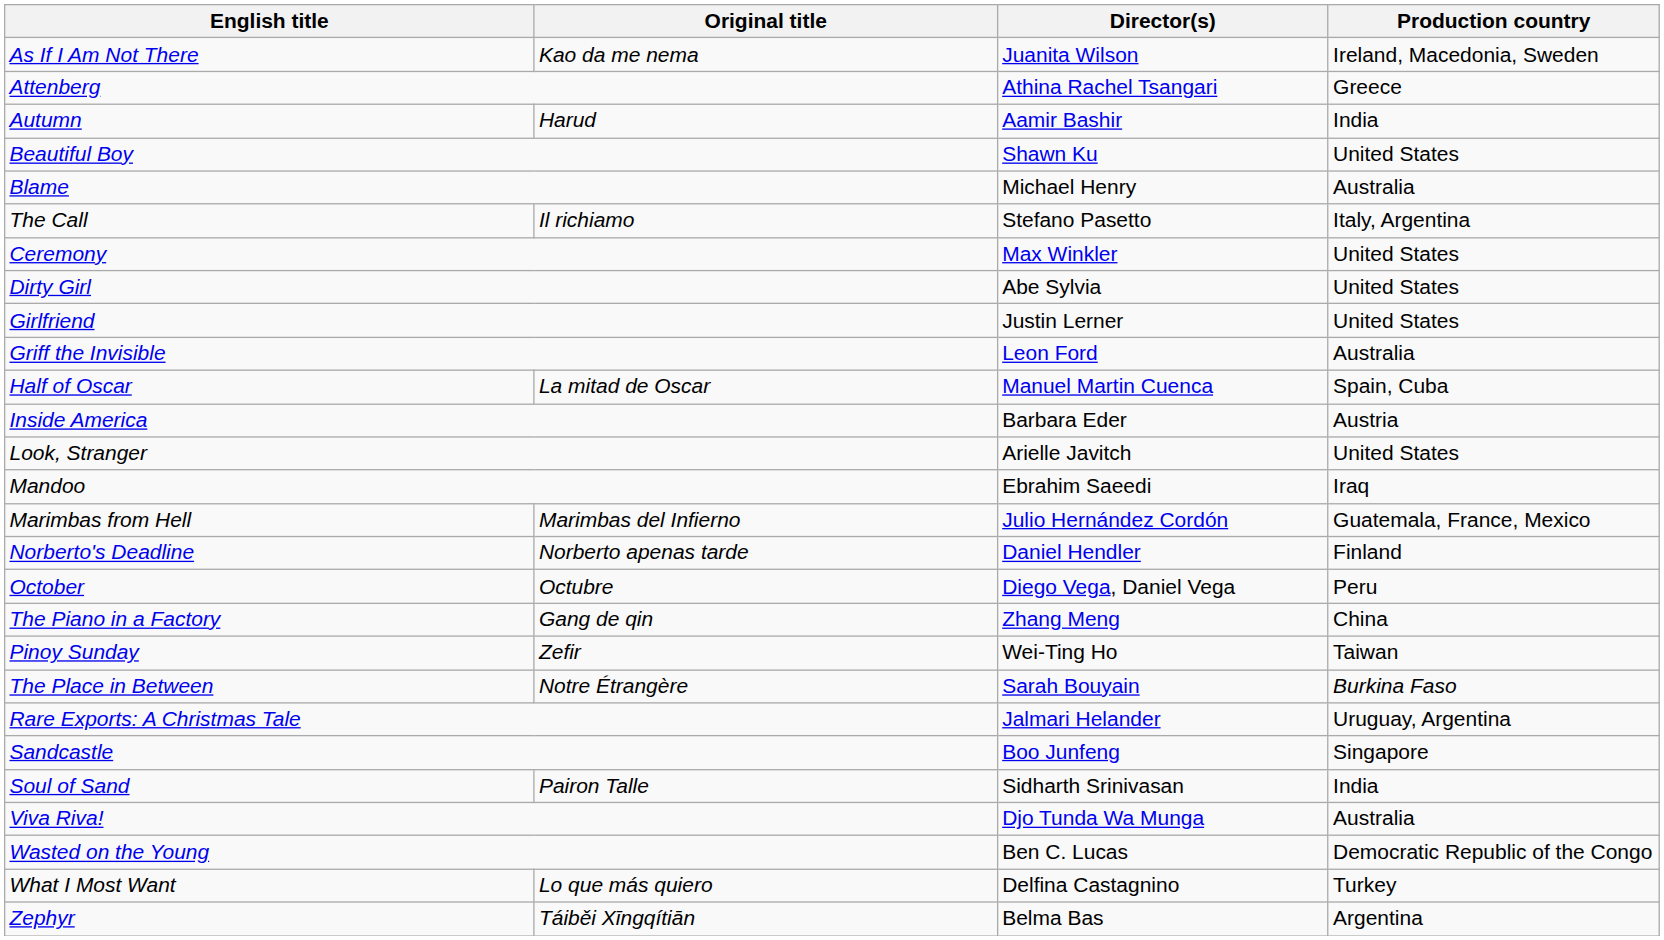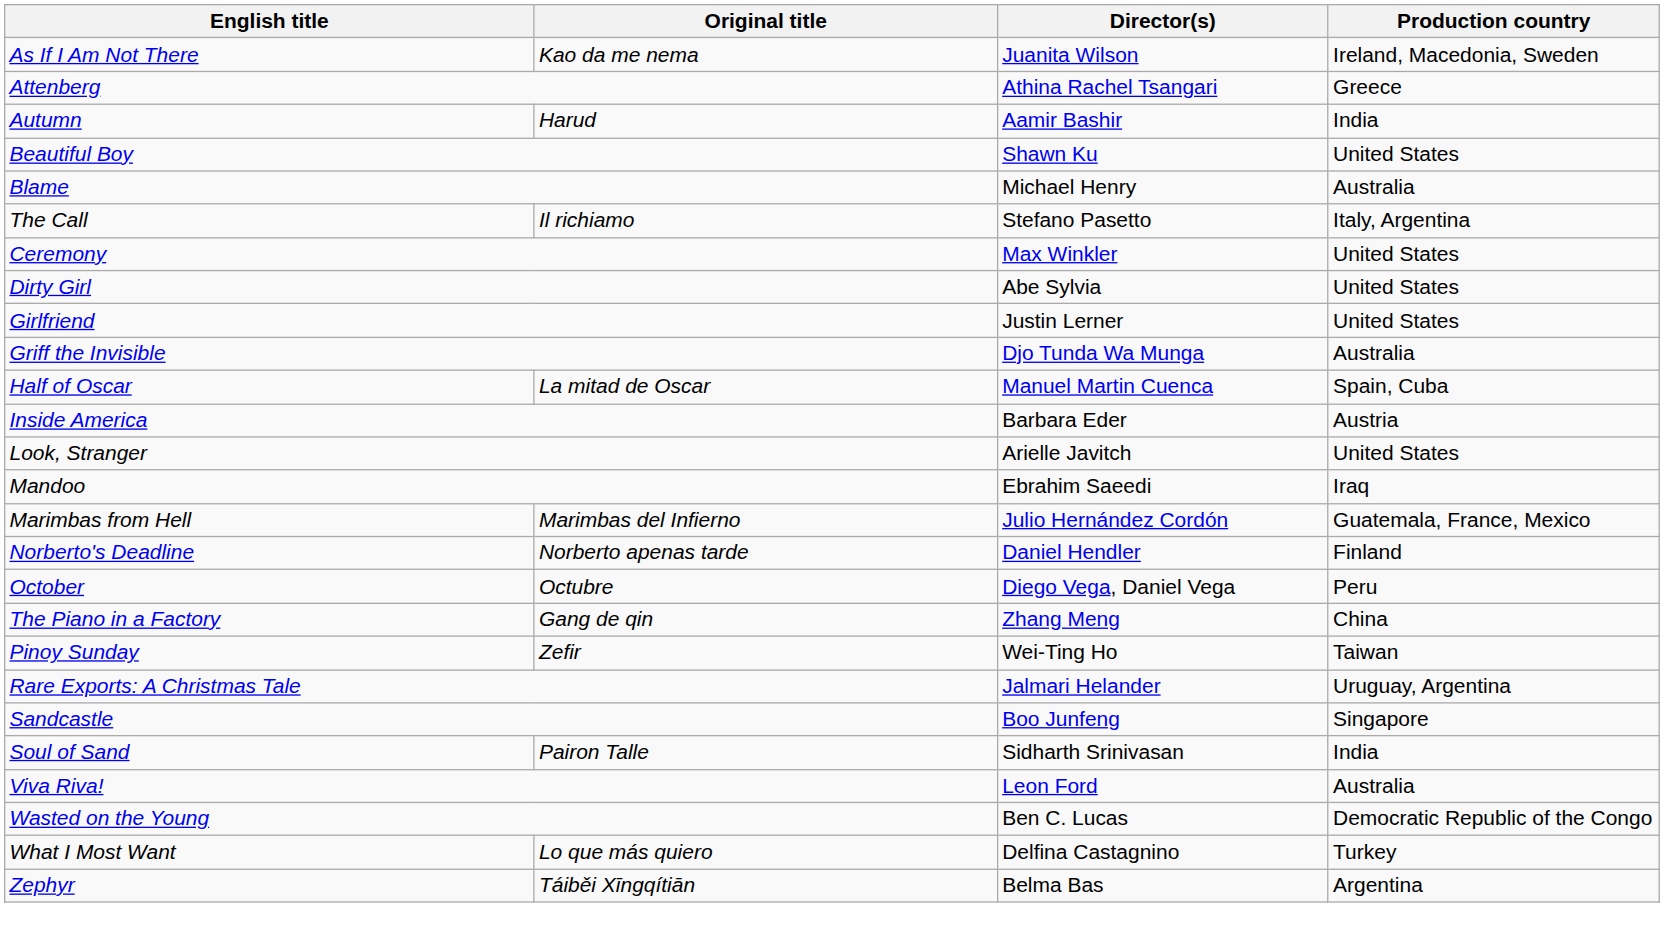(1050, 353) Leon Ford -> (1103, 353) Djo Tunda Wa Munga
- row: (111, 685)
(1103, 818) Djo Tunda Wa Munga -> (1050, 785) Leon Ford
